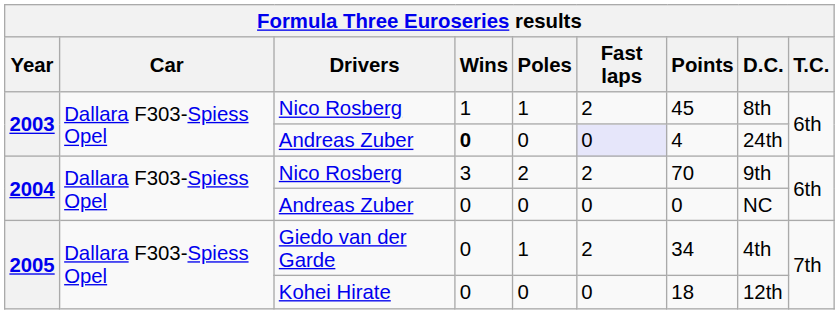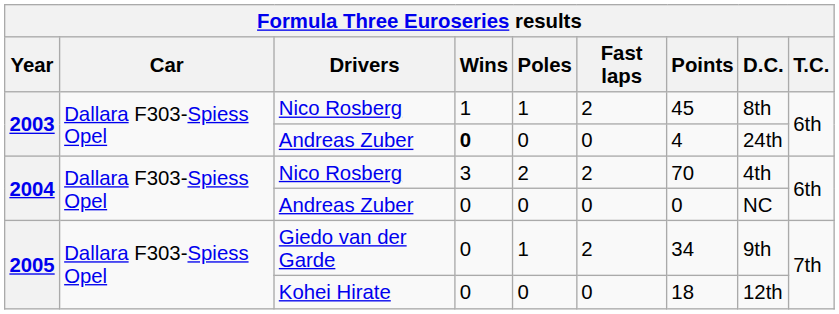(587, 140) lavender background -> (587, 140) no background
(757, 173) 9th -> (757, 173) 4th
(757, 249) 4th -> (757, 249) 9th
